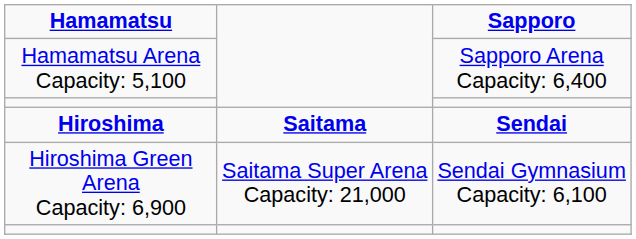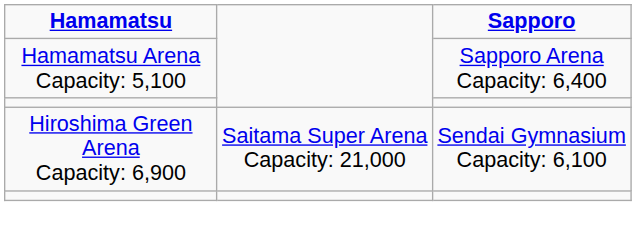- row: (111, 124)
